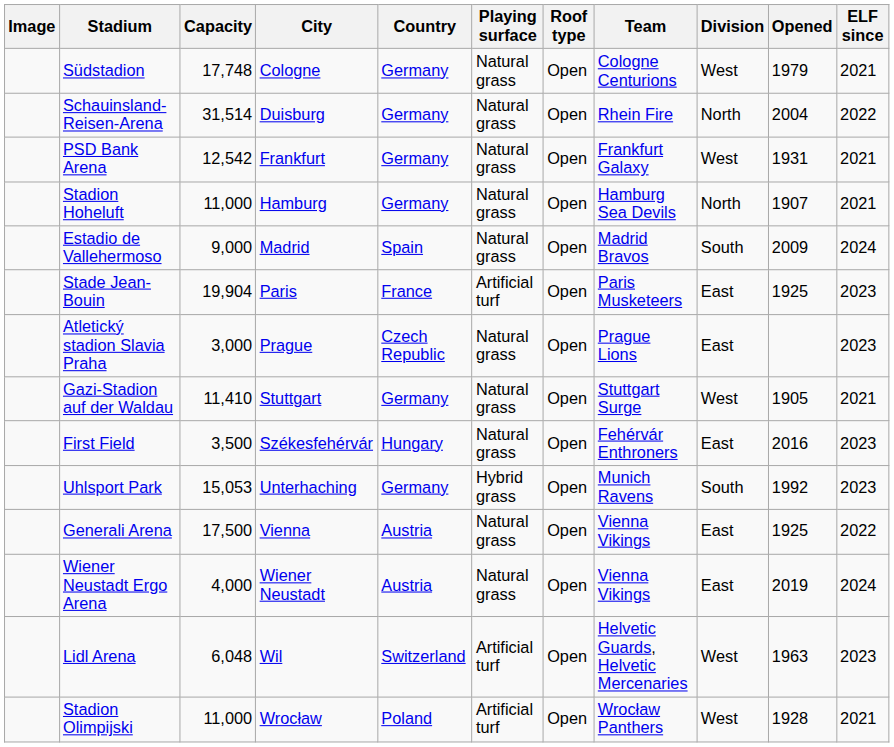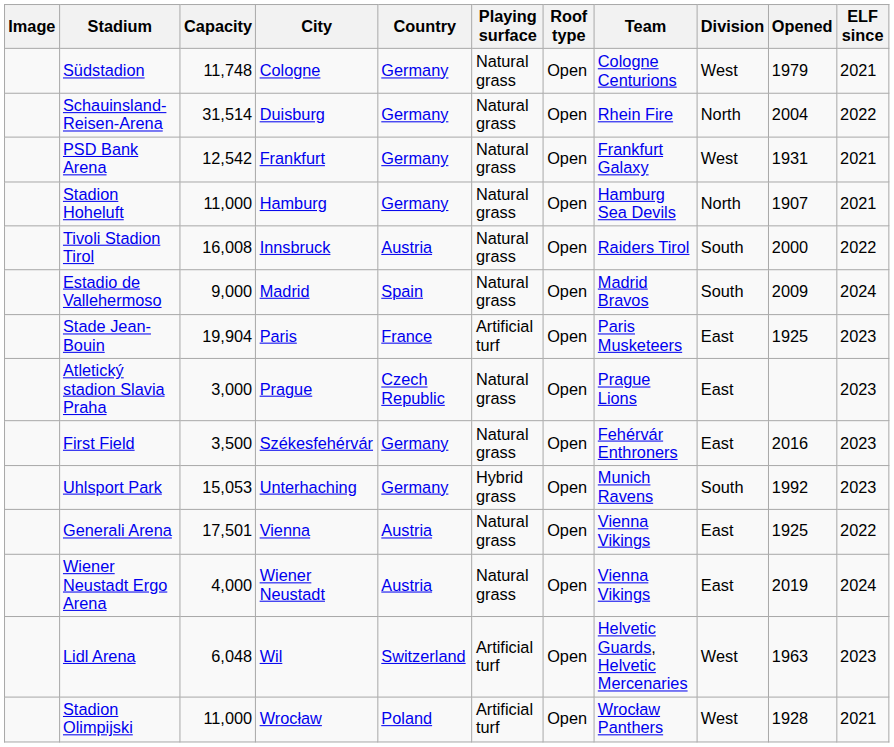(227, 70) 17,748 -> (228, 70) 11,748
+ row: (112, 247)
- row: (118, 398)
(412, 443) Hungary -> (415, 443) Germany
(227, 531) 17,500 -> (227, 531) 17,501
